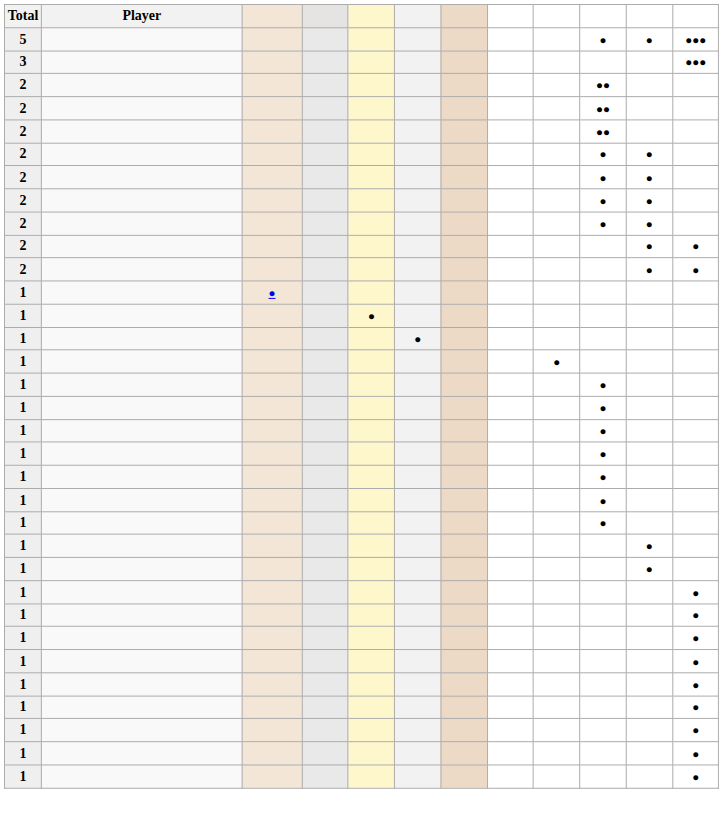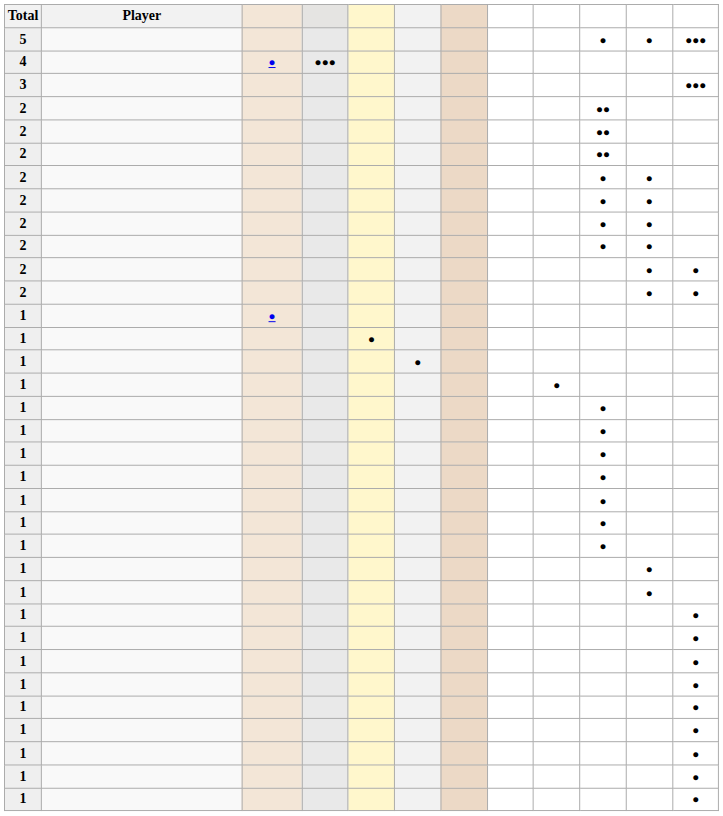+ row: (23, 62)
